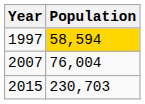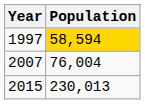(80, 87) 230,703 -> (80, 87) 230,013
